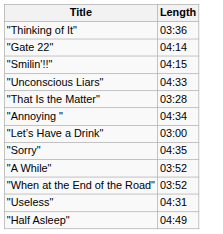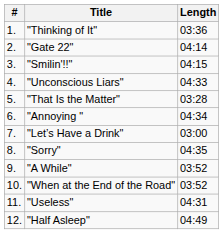+ column: (14, 13)
